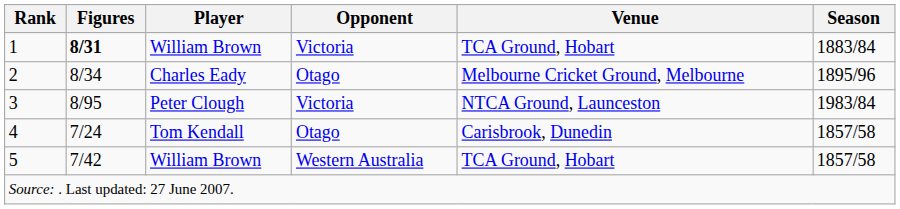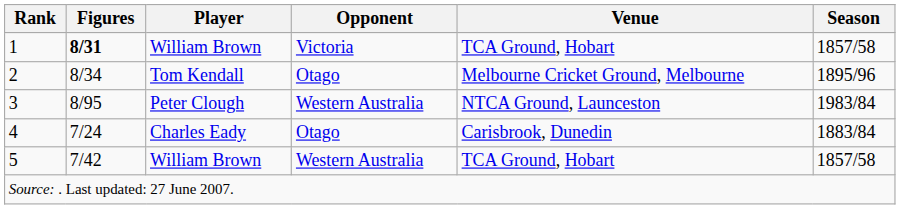(846, 47) 1883/84 -> (846, 47) 1857/58
(198, 75) Charles Eady -> (197, 75) Tom Kendall
(325, 103) Victoria -> (360, 103) Western Australia
(197, 132) Tom Kendall -> (198, 132) Charles Eady
(846, 132) 1857/58 -> (846, 132) 1883/84
